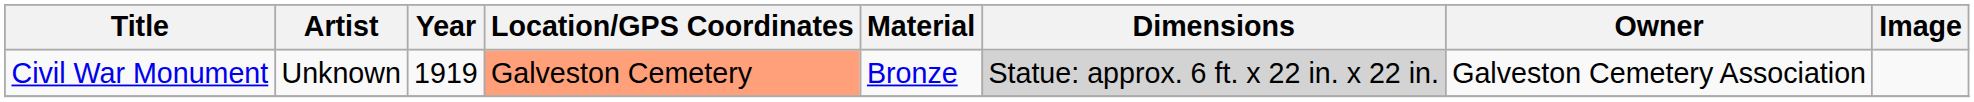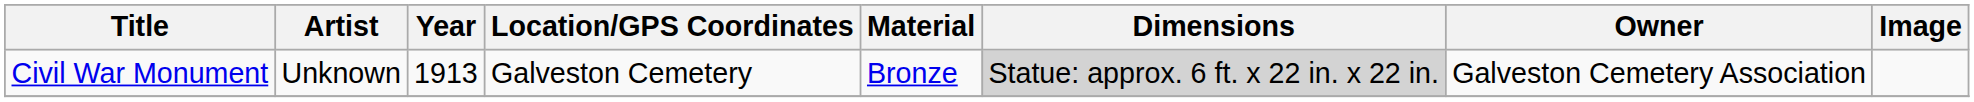(446, 72) 1919 -> (446, 72) 1913
(621, 72) lightsalmon background -> (621, 72) no background
